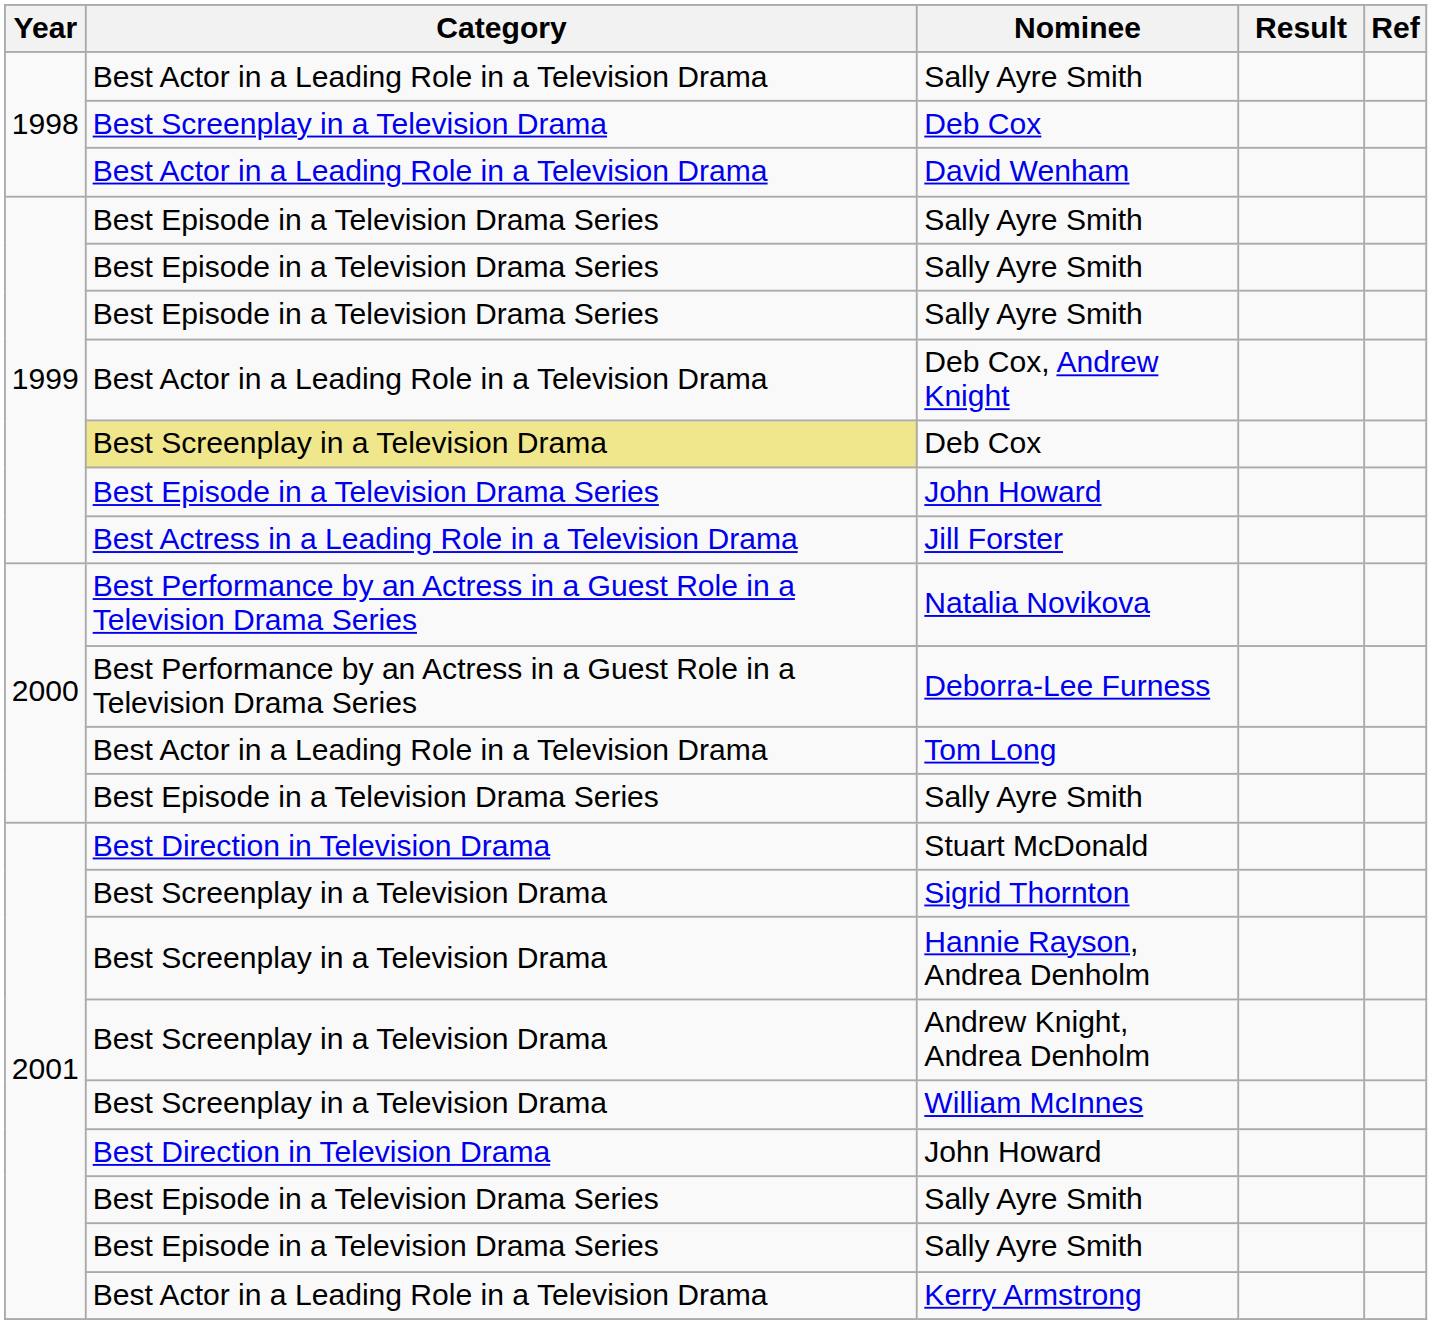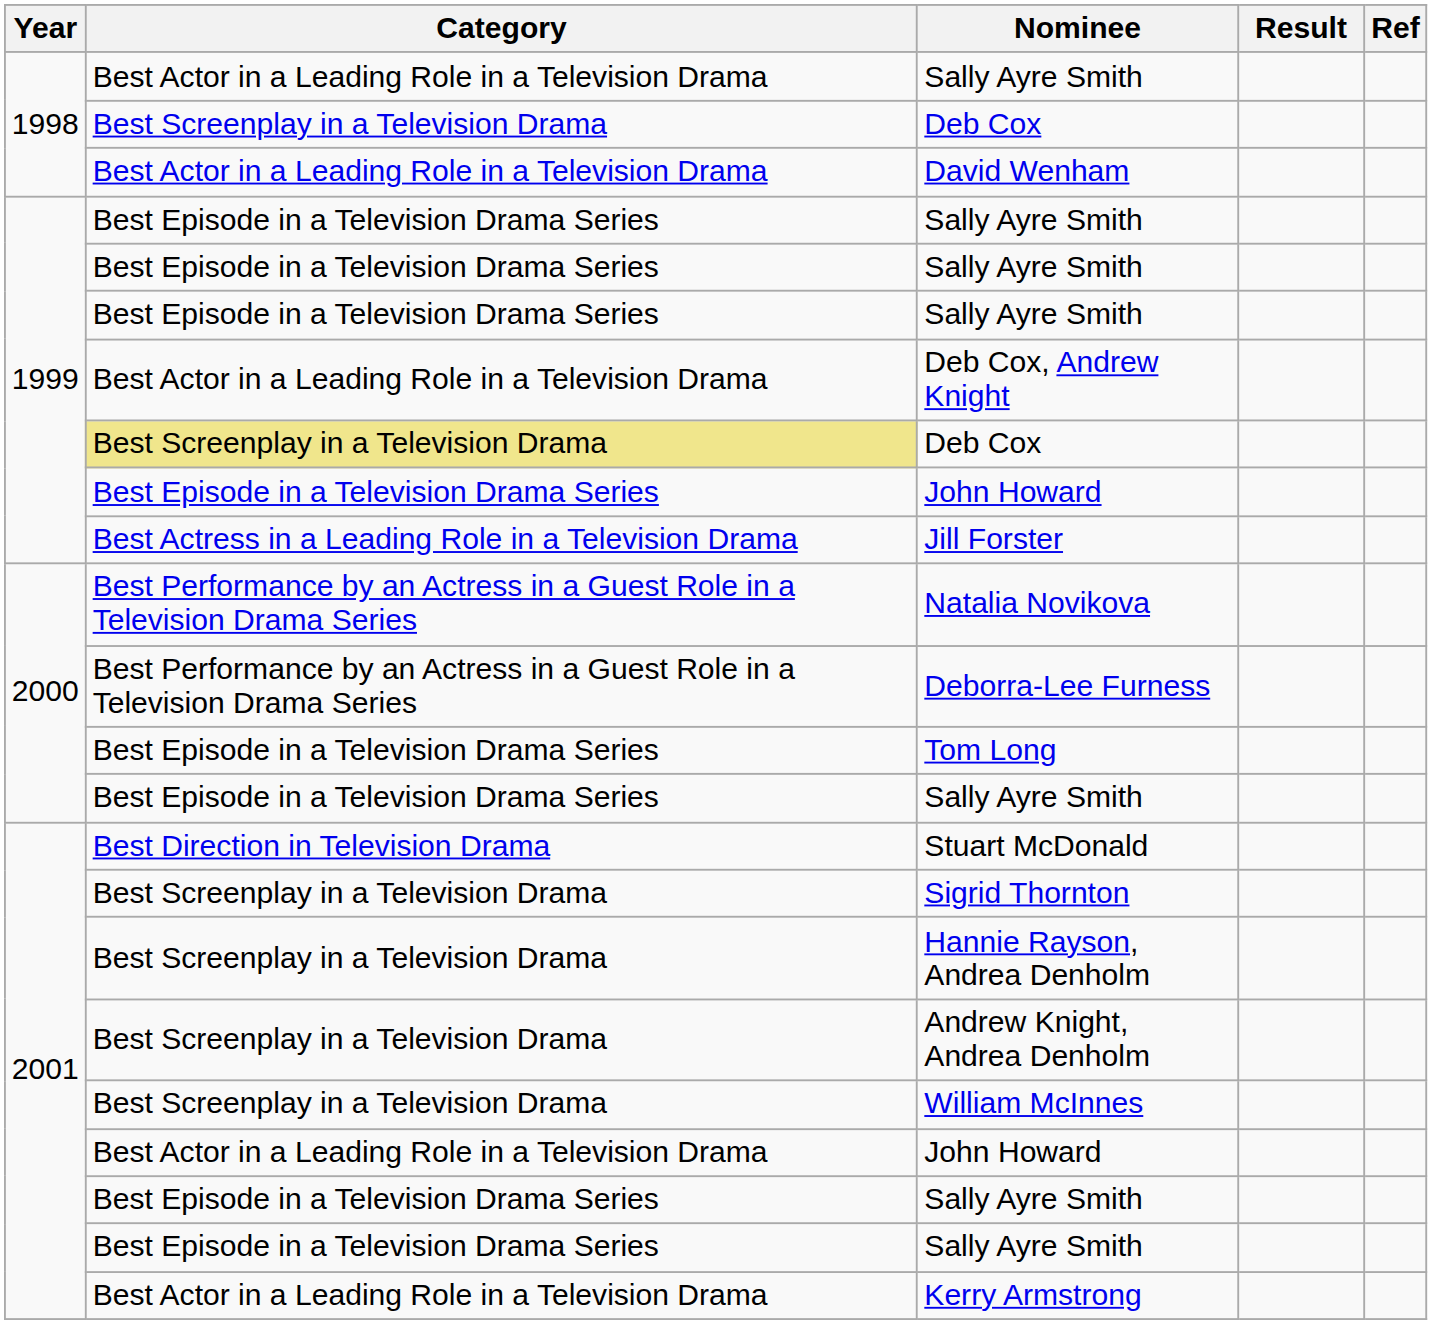(430, 750) Best Actor in a Leading Role in a Television Drama -> (376, 750) Best Episode in a Television Drama Series
(321, 1151) Best Direction in Television Drama -> (430, 1151) Best Actor in a Leading Role in a Television Drama
